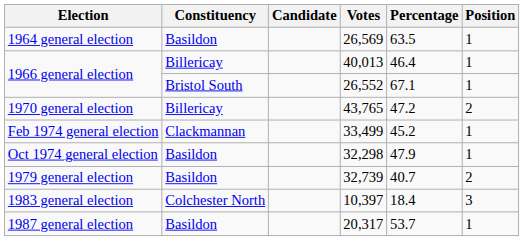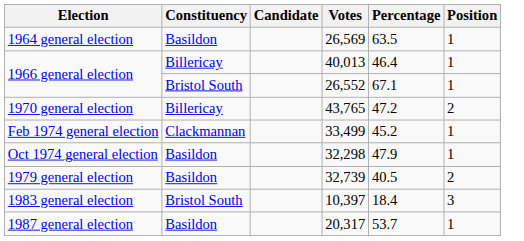(403, 177) 40.7 -> (385, 177) 40.5
(215, 200) Colchester North -> (204, 200) Bristol South
